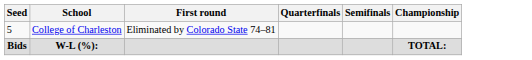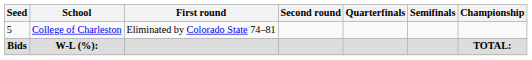+ column: (311, 13)
